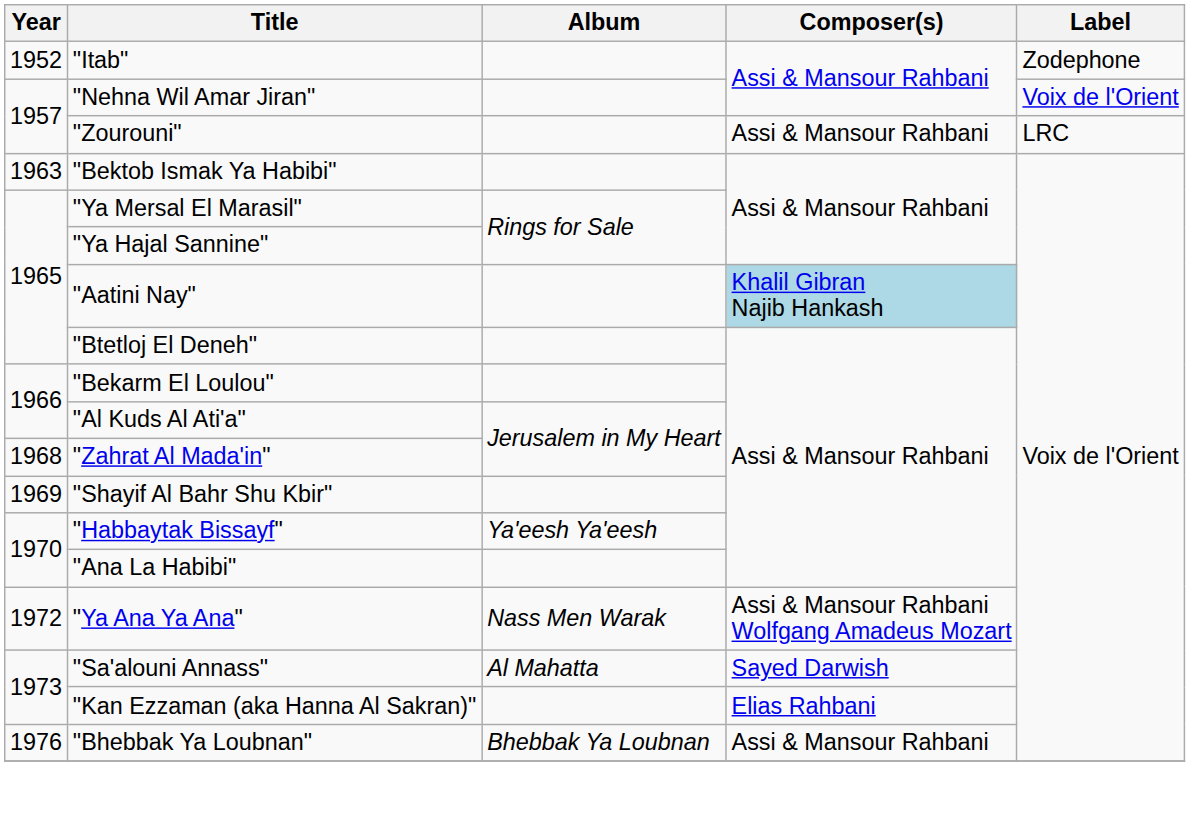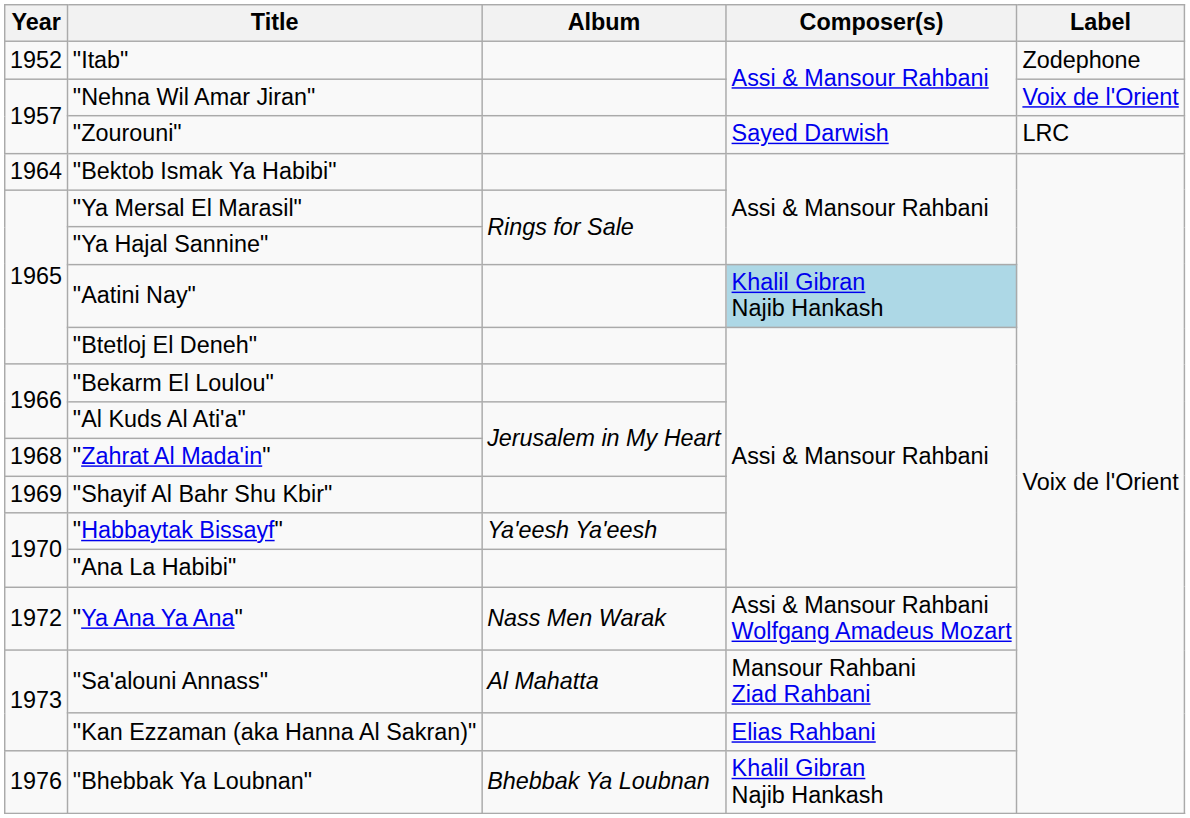(860, 134) Assi & Mansour Rahbani -> (810, 134) Sayed Darwish
(36, 171) 1963 -> (36, 171) 1964
(810, 668) Sayed Darwish -> (824, 681) Mansour Rahbani Ziad Rahbani
(860, 742) Assi & Mansour Rahbani -> (808, 781) Khalil Gibran Najib Hankash
